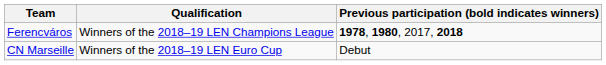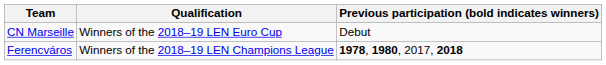rows swapped: (40, 32) <-> (40, 50)
